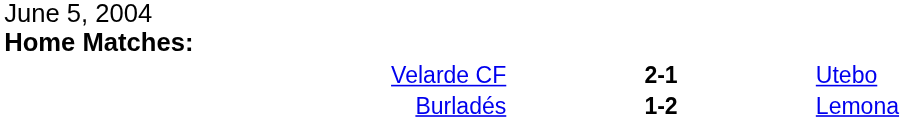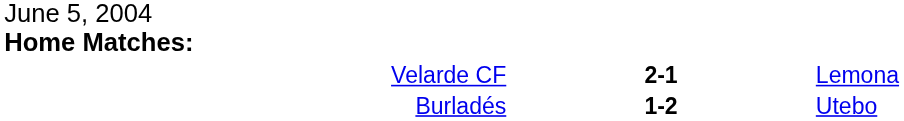(847, 75) Utebo -> (857, 75) Lemona
(857, 106) Lemona -> (847, 106) Utebo
